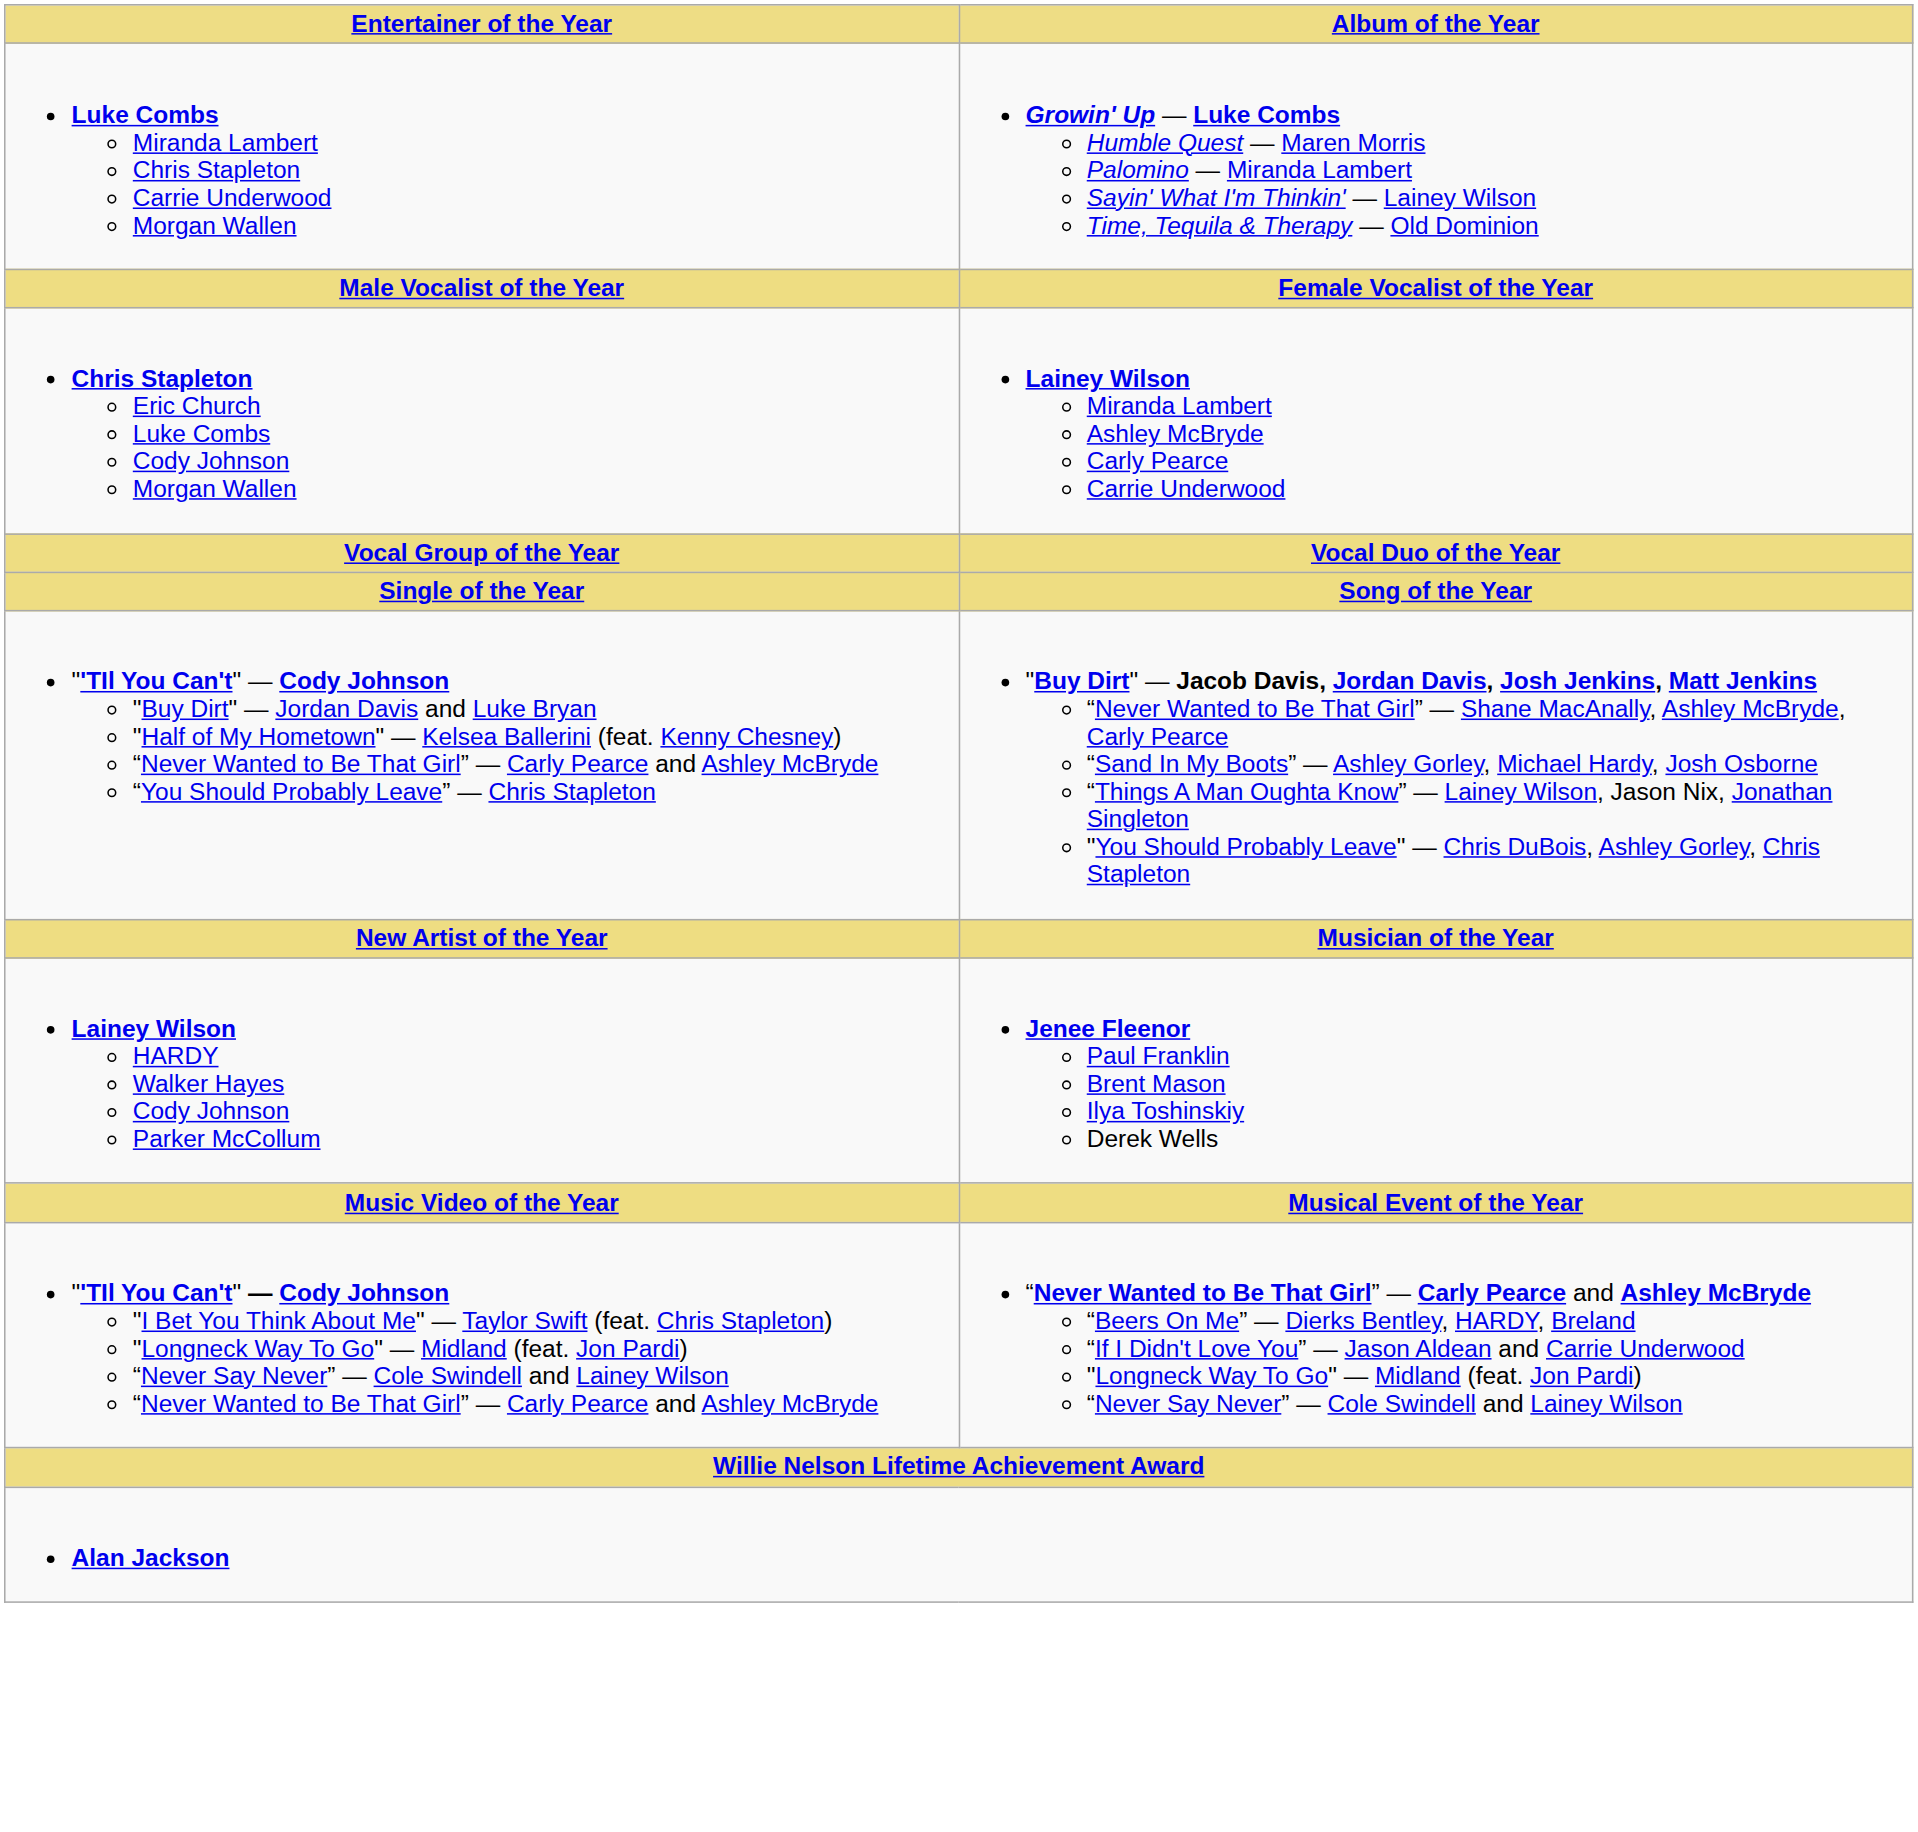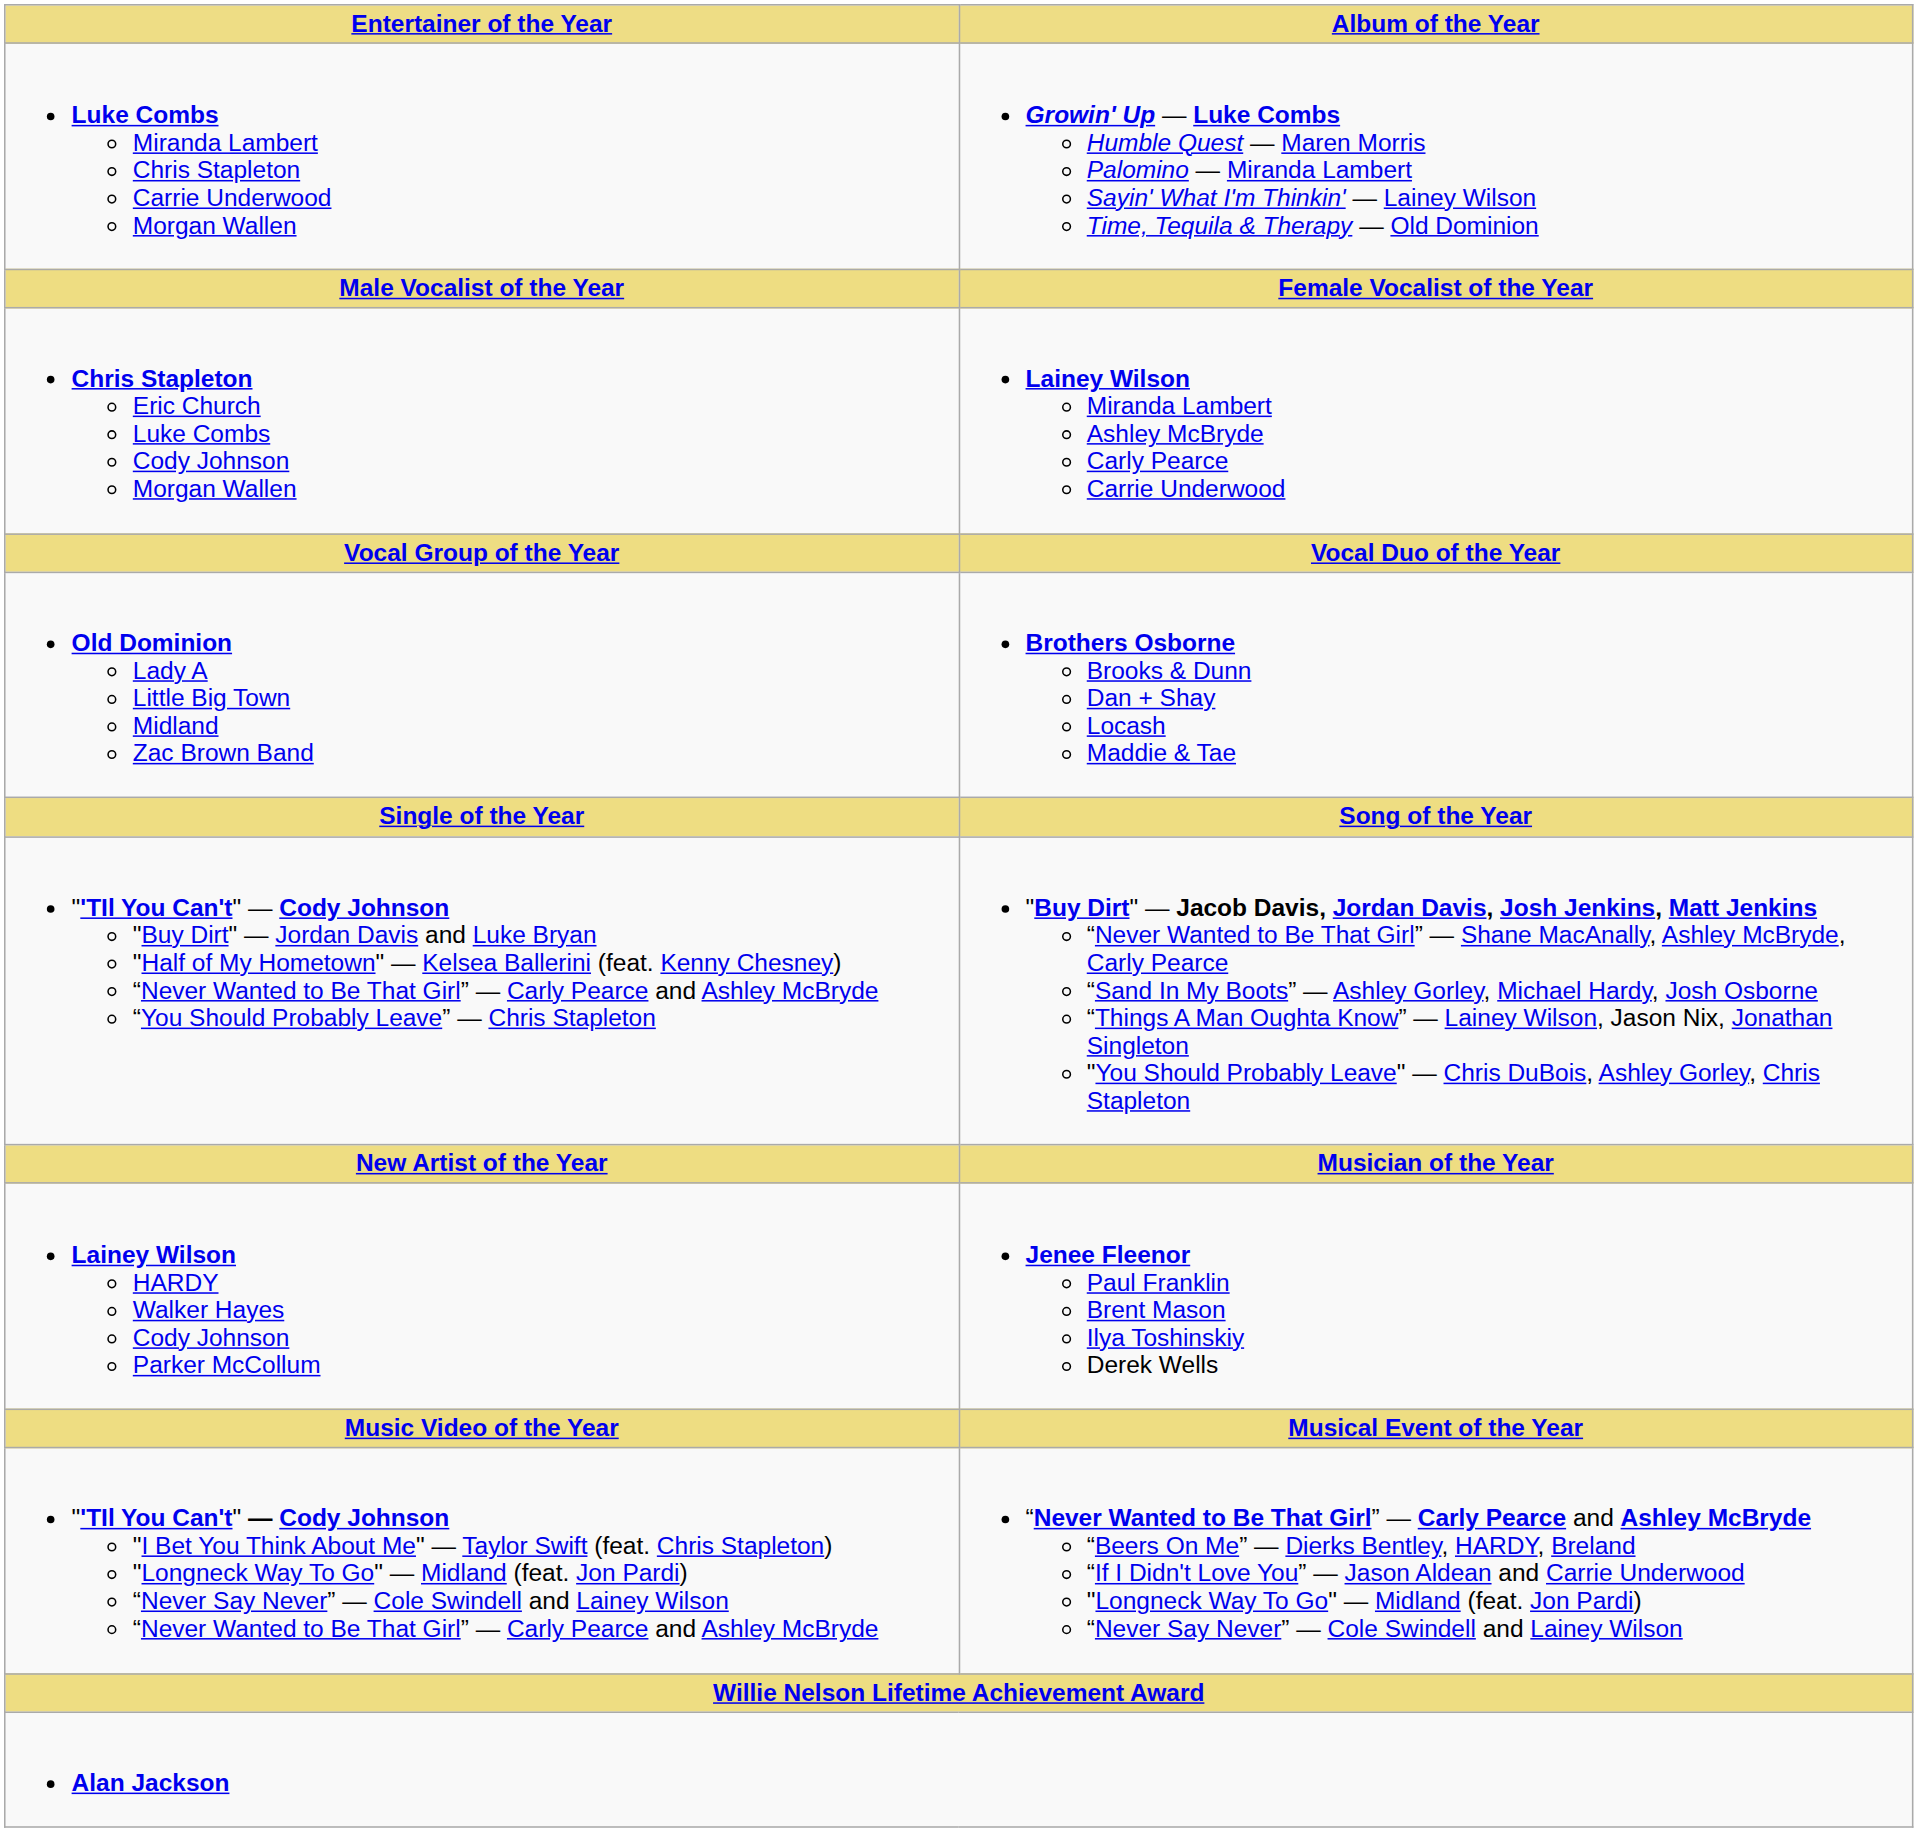+ row: (482, 699)
